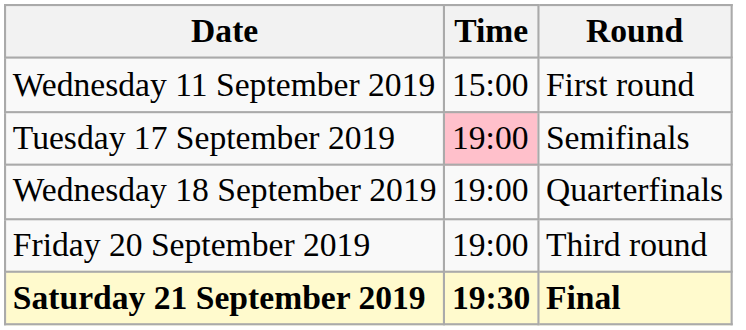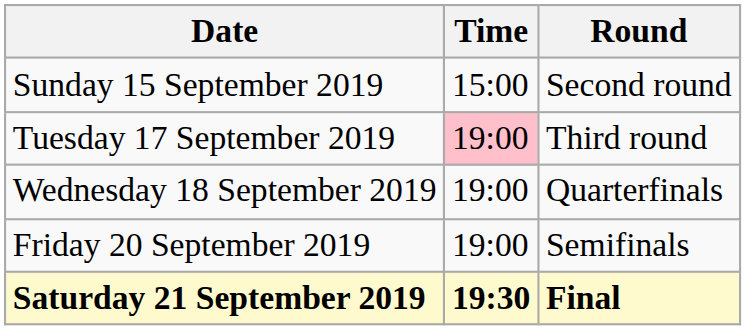- row: (224, 84)
+ row: (198, 84)
(618, 137) Semifinals -> (627, 137) Third round
(627, 244) Third round -> (618, 244) Semifinals
